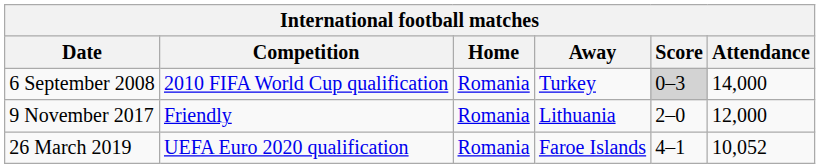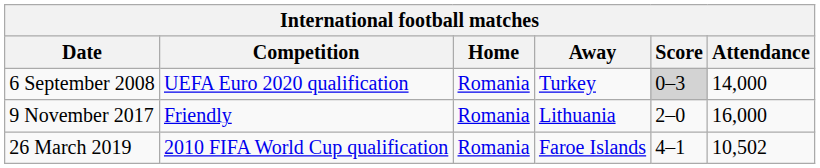(306, 83) 2010 FIFA World Cup qualification -> (286, 83) UEFA Euro 2020 qualification
(739, 115) 12,000 -> (739, 115) 16,000
(286, 147) UEFA Euro 2020 qualification -> (306, 147) 2010 FIFA World Cup qualification
(739, 147) 10,052 -> (739, 147) 10,502
